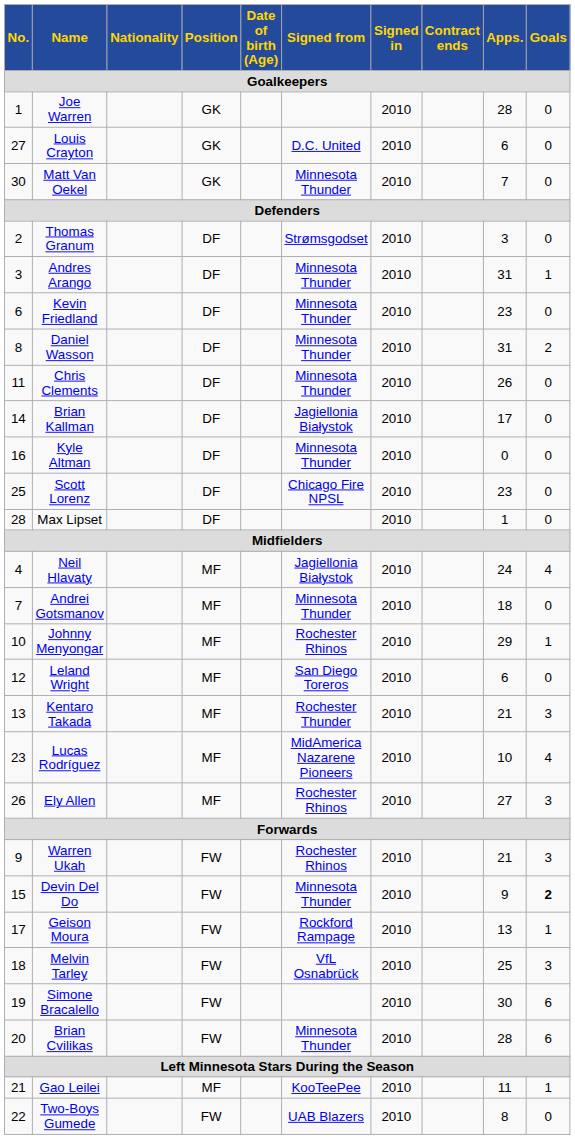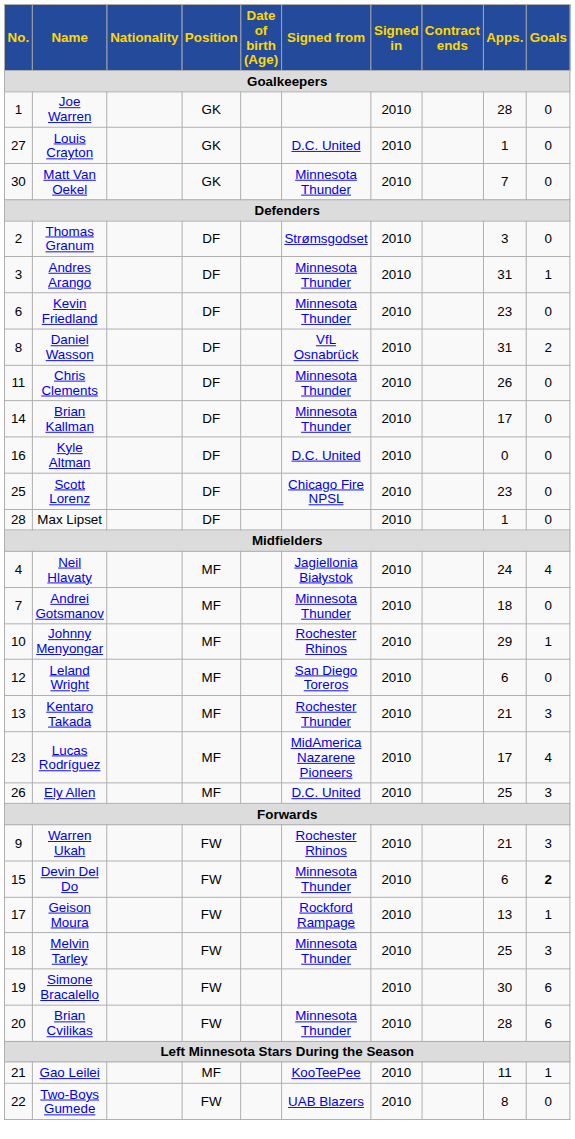(505, 146) 6 -> (505, 146) 1
(326, 347) Minnesota Thunder -> (326, 347) VfL Osnabrück
(326, 419) Jagiellonia Białystok -> (326, 419) Minnesota Thunder
(326, 455) Minnesota Thunder -> (326, 455) D.C. United
(505, 757) 10 -> (505, 757) 17
(326, 801) Rochester Rhinos -> (326, 793) D.C. United
(505, 801) 27 -> (505, 793) 25
(505, 894) 9 -> (505, 879) 6
(326, 966) VfL Osnabrück -> (326, 951) Minnesota Thunder
